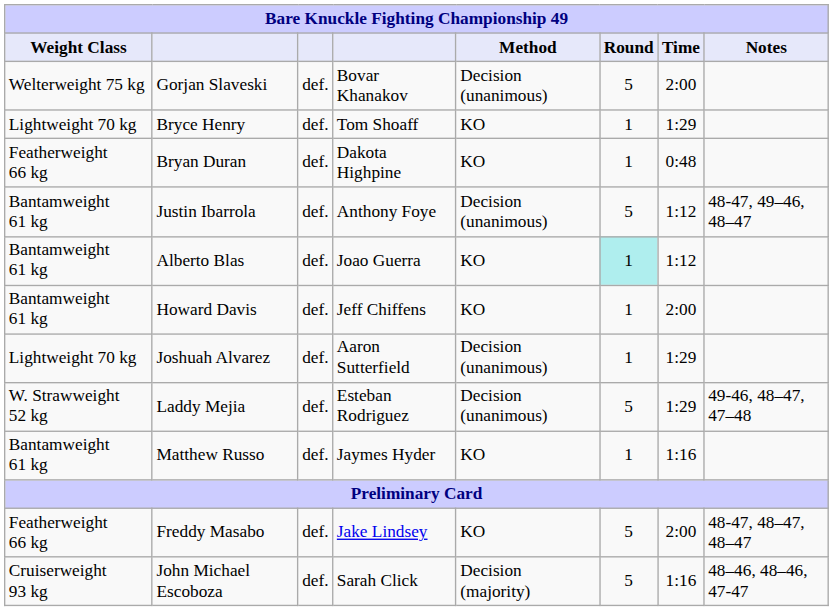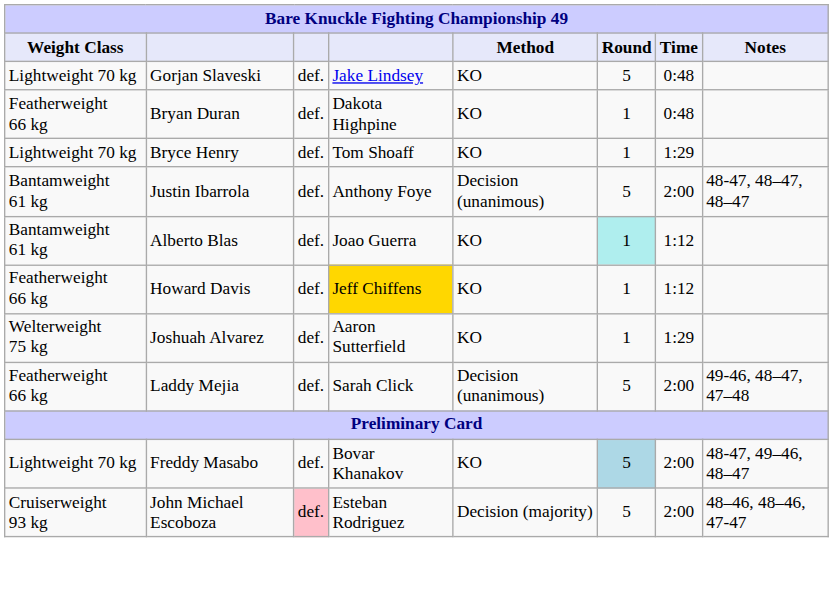(77, 85) Welterweight 75 kg -> (73, 75) Lightweight 70 kg
(372, 85) Bovar Khanakov -> (378, 75) Jake Lindsey
(504, 85) Decision (unanimous) -> (469, 75) KO
(681, 85) 2:00 -> (679, 75) 0:48
rows swapped: (201, 124) <-> (201, 162)
(681, 211) 1:12 -> (679, 191) 2:00
(756, 211) 48-47, 49–46, 48–47 -> (754, 191) 48-47, 48–47, 48–47
(59, 308) Bantamweight 61 kg -> (58, 288) Featherweight 66 kg
(381, 308) no background -> (377, 288) gold background
(681, 308) 2:00 -> (679, 288) 1:12
(73, 357) Lightweight 70 kg -> (55, 337) Welterweight 75 kg
(504, 357) Decision (unanimous) -> (469, 337) KO
(64, 406) W. Strawweight 52 kg -> (58, 386) Featherweight 66 kg
(373, 406) Esteban Rodriguez -> (373, 386) Sarah Click
(681, 406) 1:29 -> (679, 386) 2:00
- row: (210, 455)
(58, 532) Featherweight 66 kg -> (73, 463) Lightweight 70 kg
(382, 532) Jake Lindsey -> (368, 463) Bovar Khanakov
(629, 532) no background -> (627, 463) lightblue background
(756, 532) 48-47, 48–47, 48–47 -> (754, 463) 48-47, 49–46, 48–47
(315, 581) no background -> (311, 512) pink background
(377, 581) Sarah Click -> (368, 512) Esteban Rodriguez
(681, 581) 1:16 -> (679, 512) 2:00
